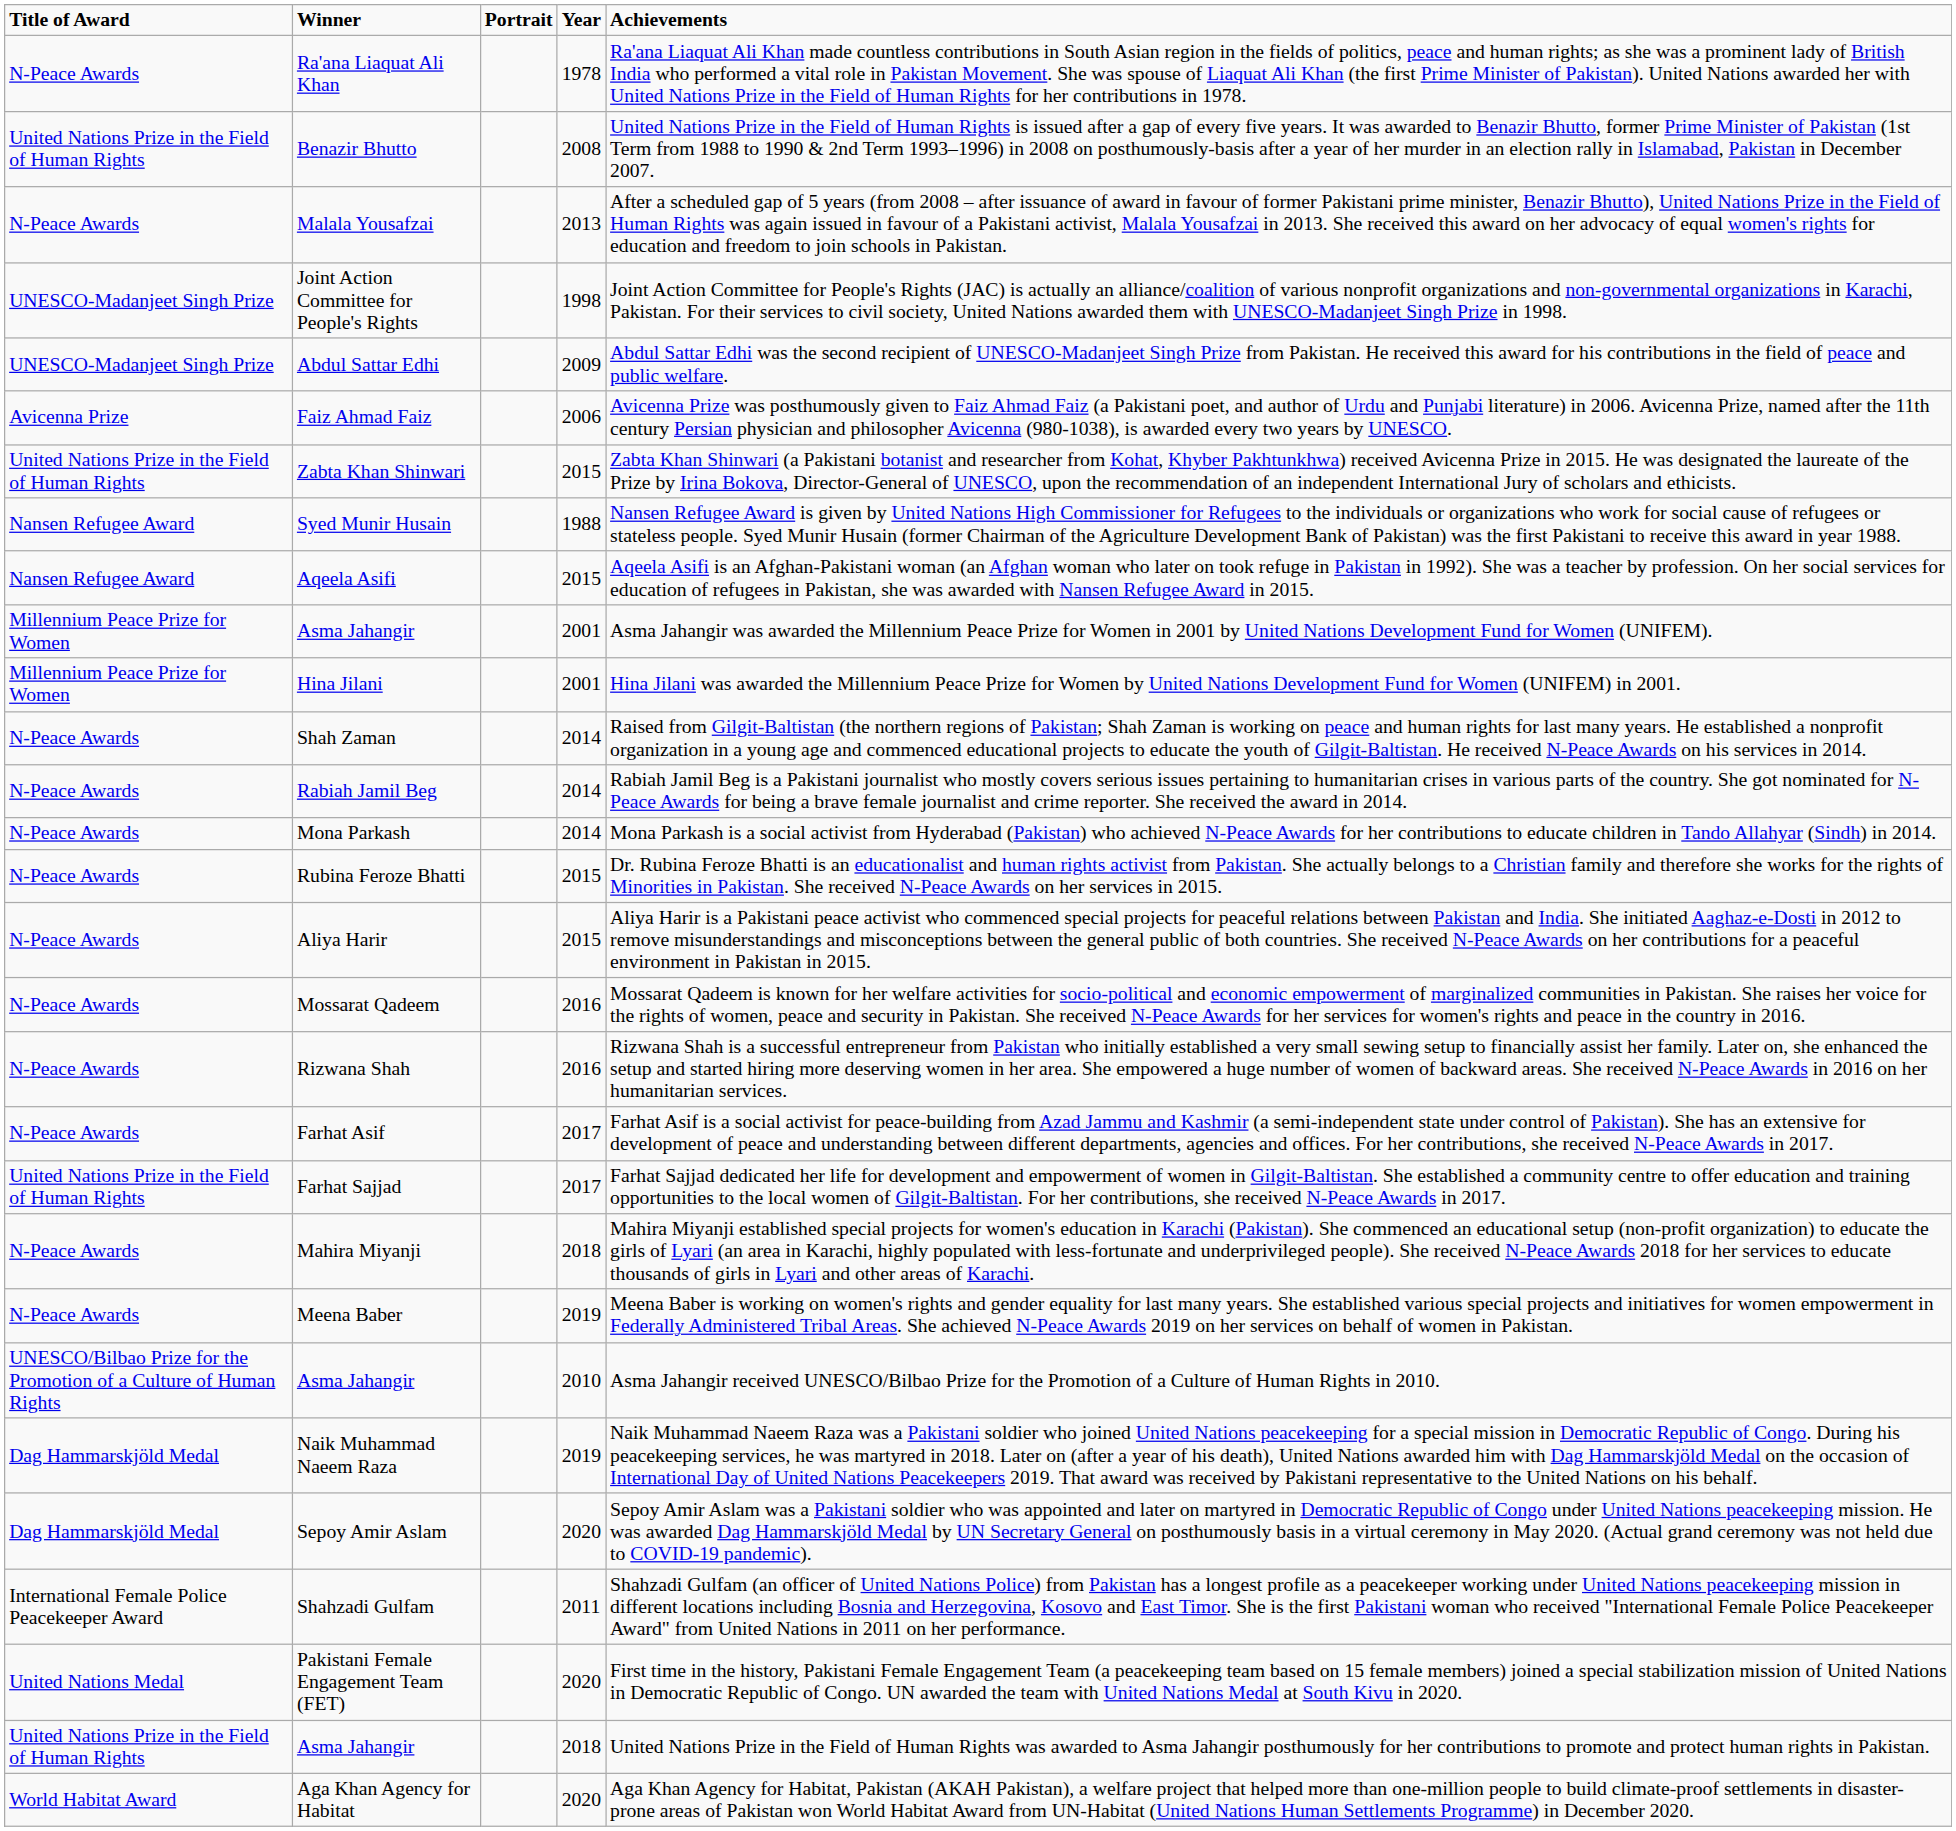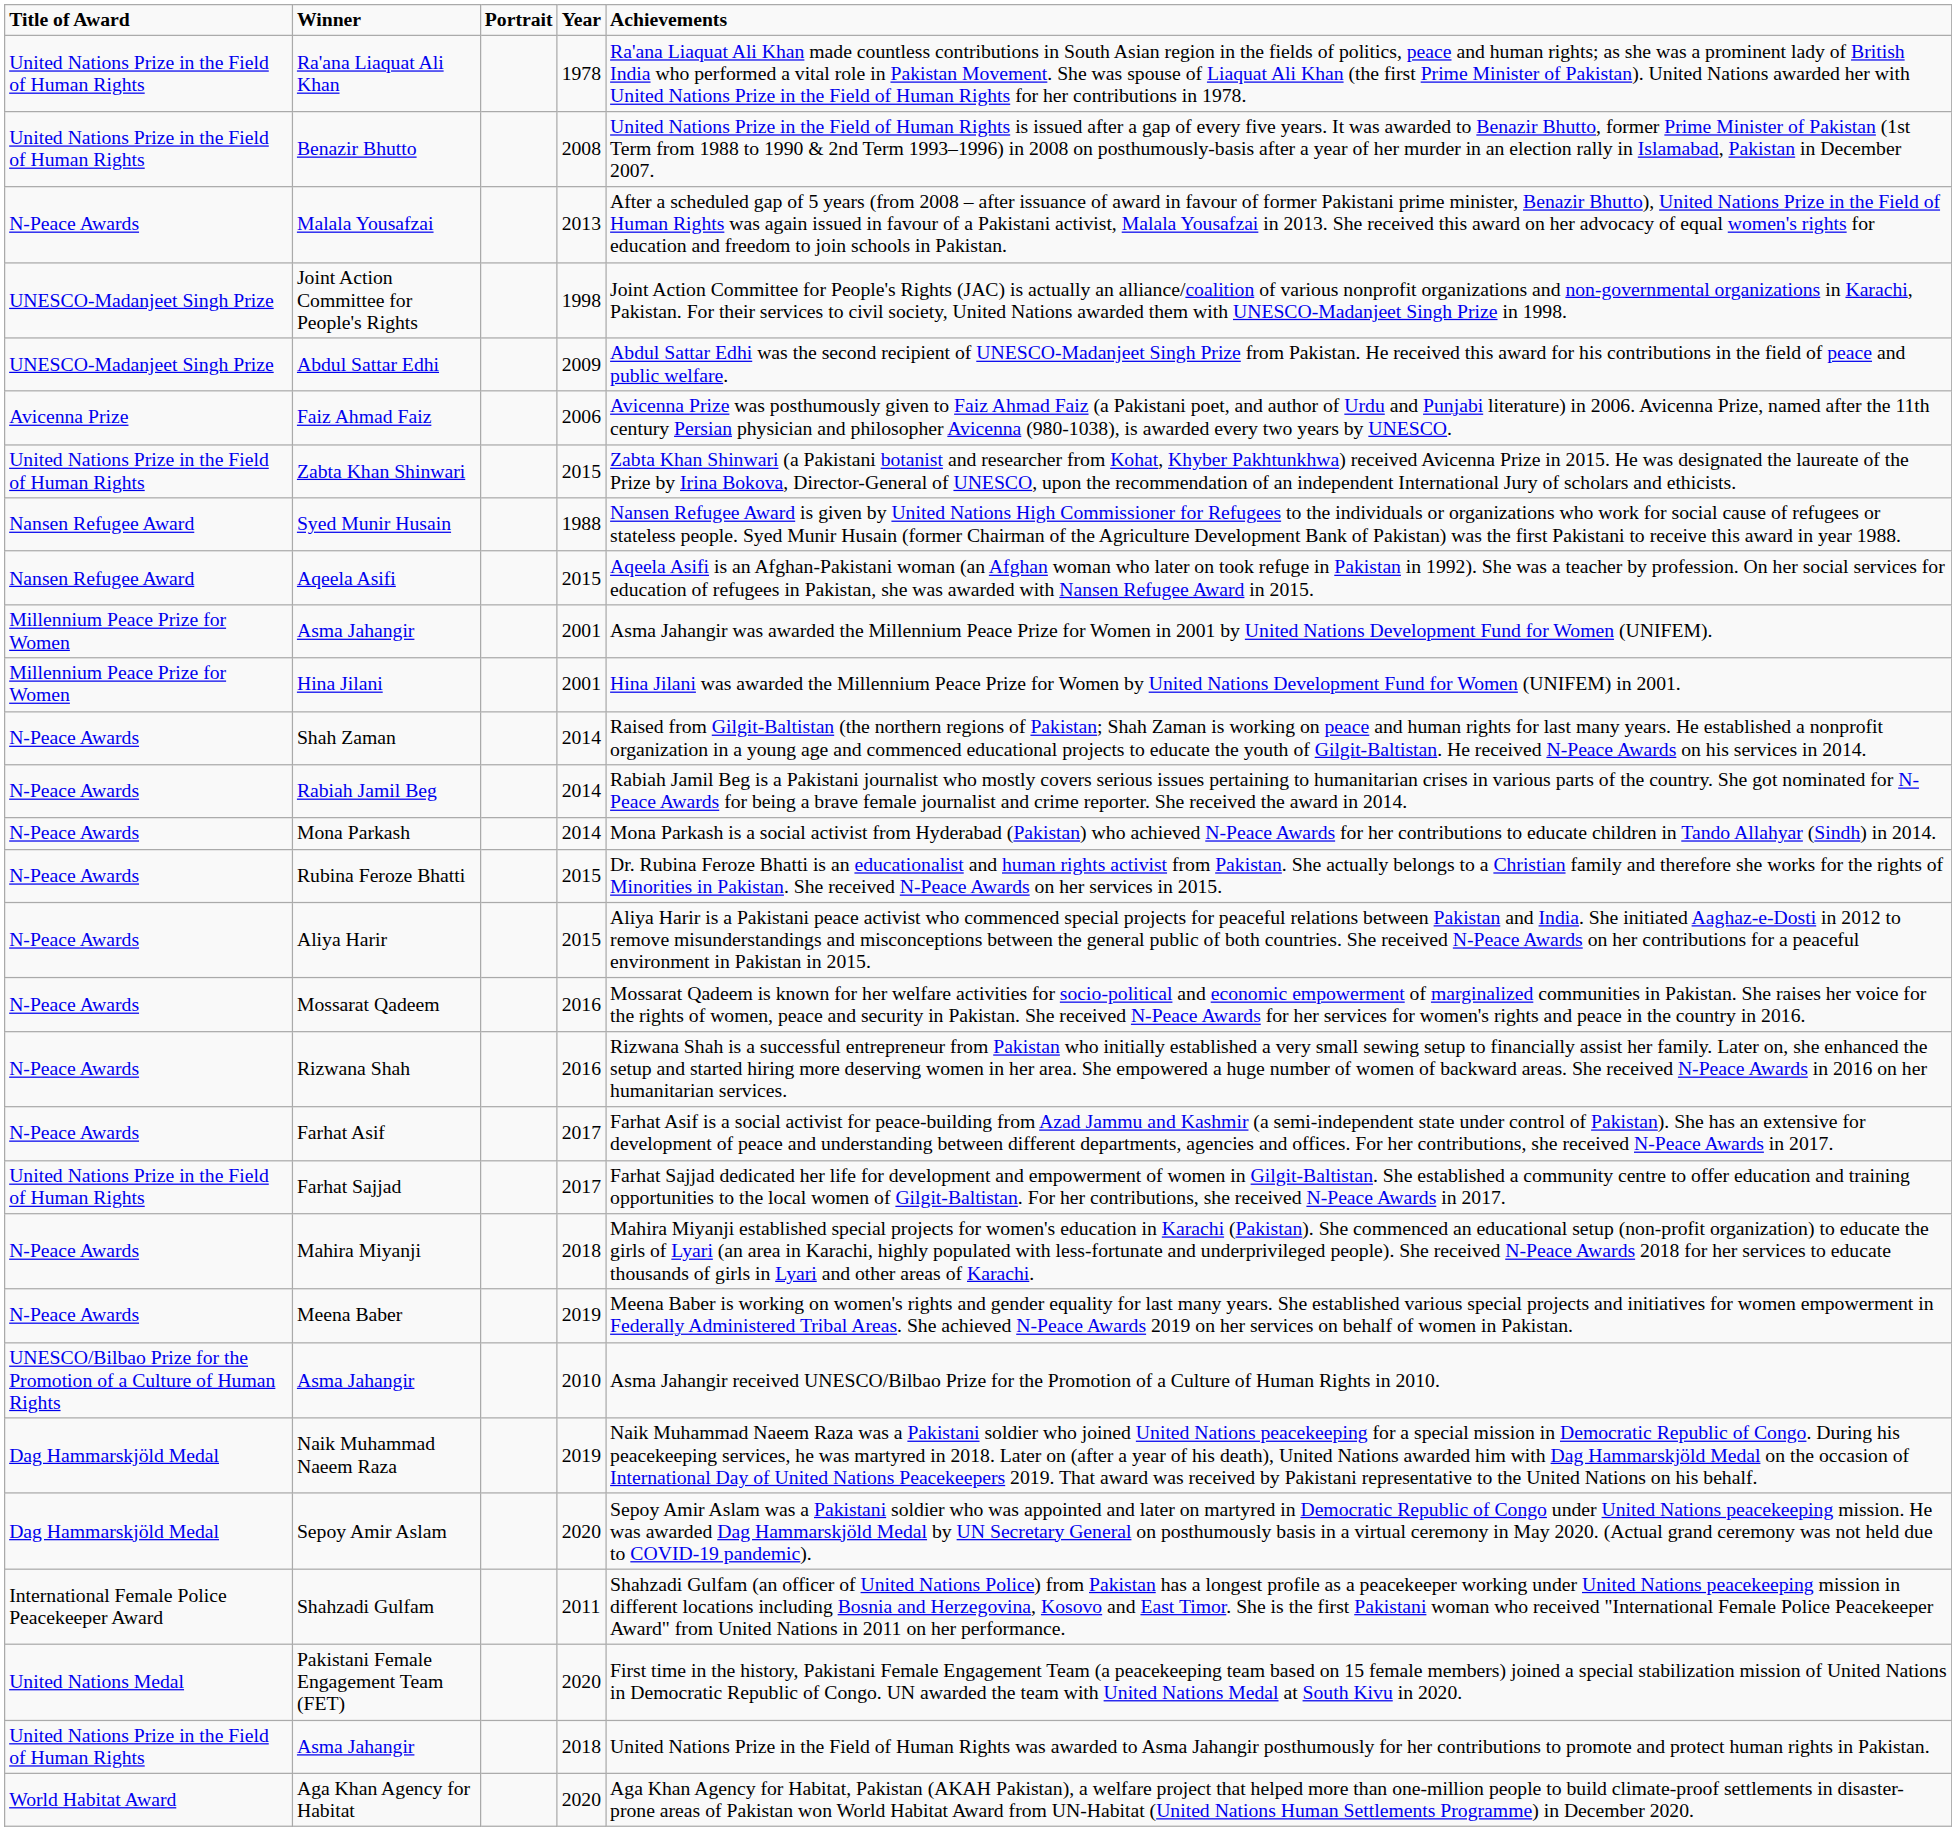(74, 73) N-Peace Awards -> (139, 73) United Nations Prize in the Field of Human Rights
